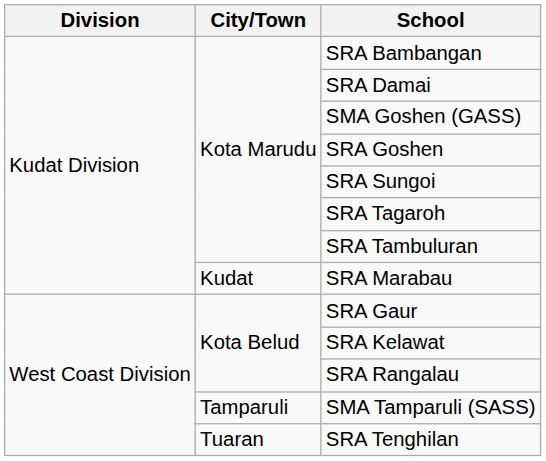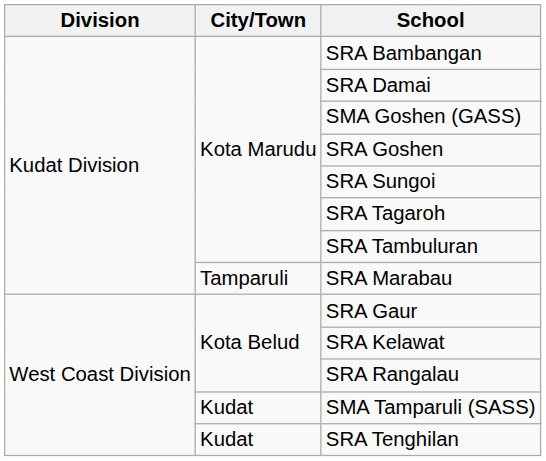(227, 278) Kudat -> (244, 278) Tamparuli
(244, 407) Tamparuli -> (227, 407) Kudat
(232, 439) Tuaran -> (227, 439) Kudat
